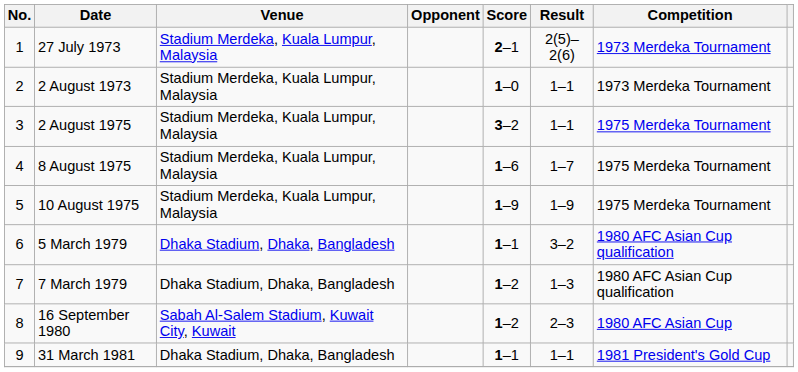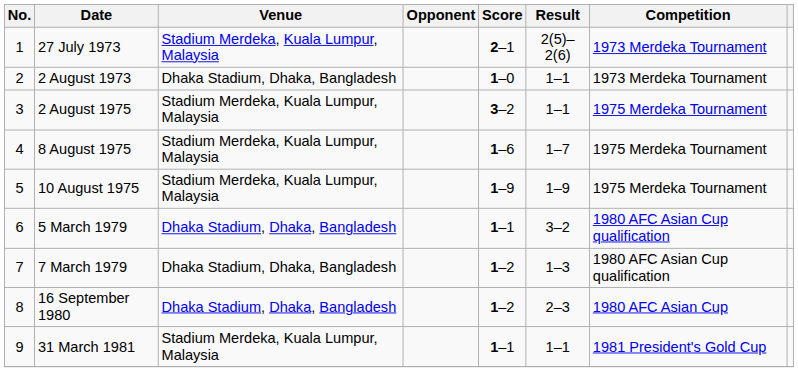(268, 86) Stadium Merdeka, Kuala Lumpur, Malaysia -> (279, 78) Dhaka Stadium, Dhaka, Bangladesh
(267, 323) Sabah Al-Salem Stadium, Kuwait City, Kuwait -> (279, 307) Dhaka Stadium, Dhaka, Bangladesh
(277, 354) Dhaka Stadium, Dhaka, Bangladesh -> (270, 346) Stadium Merdeka, Kuala Lumpur, Malaysia
